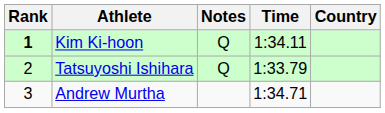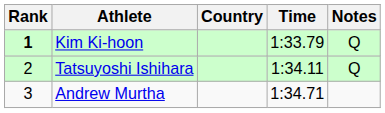columns swapped: (346, 17) <-> (223, 17)
(280, 42) 1:34.11 -> (297, 42) 1:33.79
(280, 68) 1:33.79 -> (297, 68) 1:34.11
